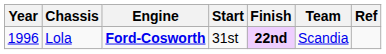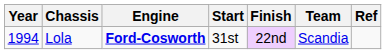(23, 38) 1996 -> (23, 38) 1994
(271, 38) bold -> (271, 38) normal
